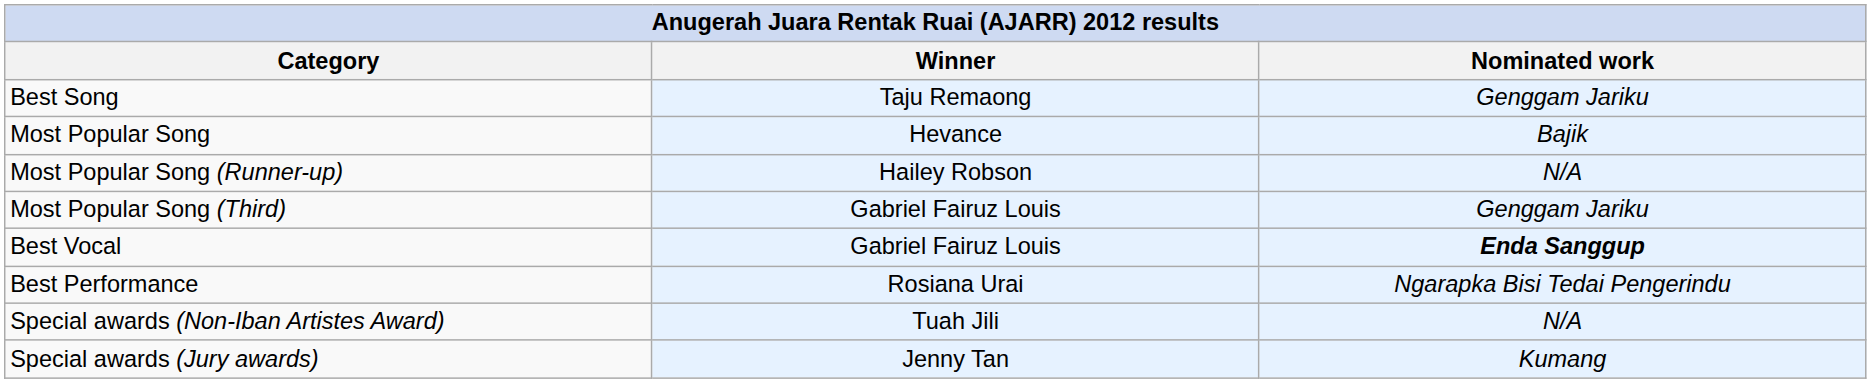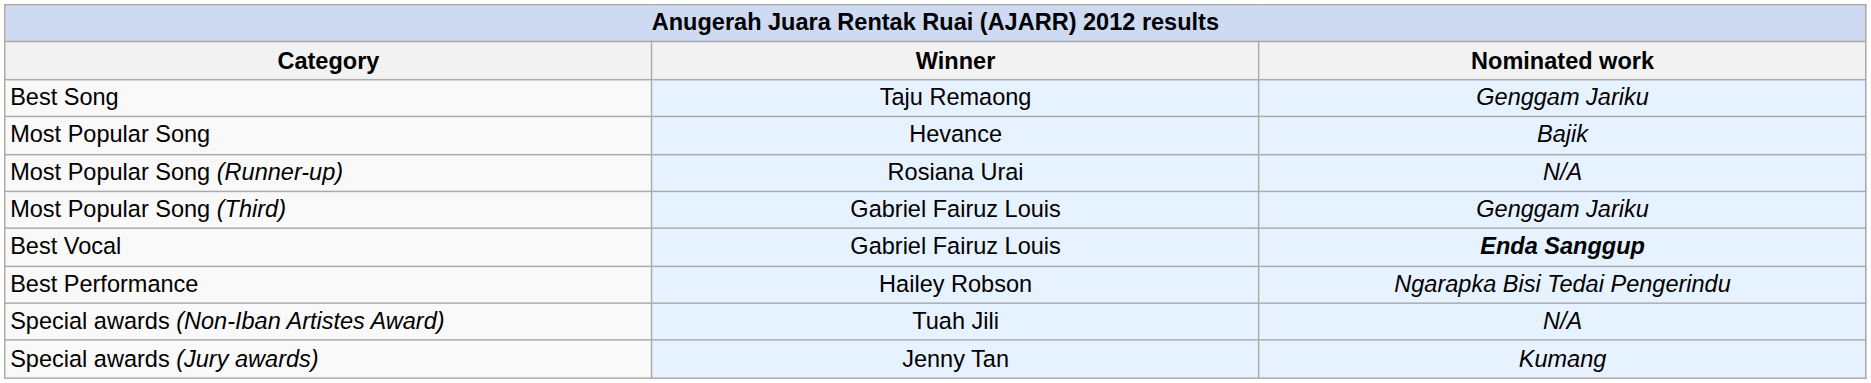(956, 172) Hailey Robson -> (956, 172) Rosiana Urai
(956, 284) Rosiana Urai -> (956, 284) Hailey Robson
